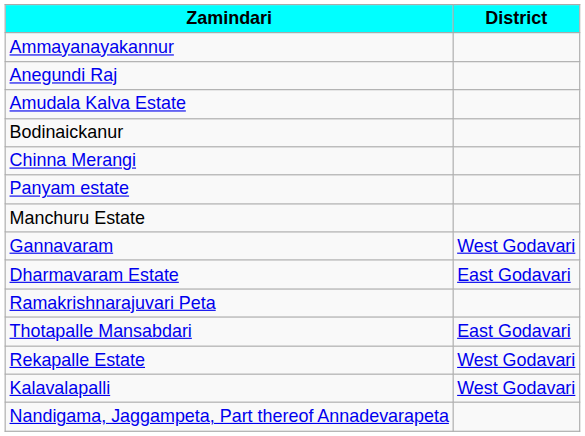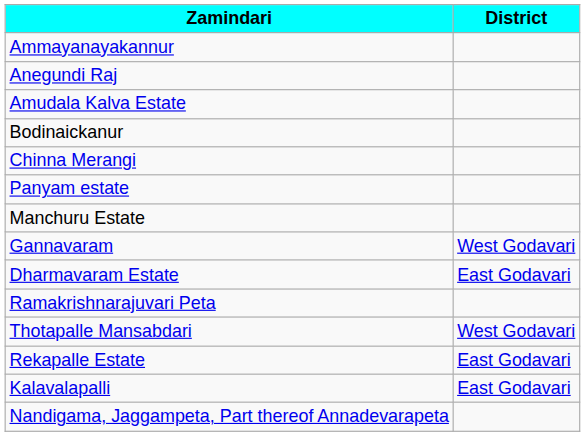(514, 331) East Godavari -> (516, 331) West Godavari
(516, 359) West Godavari -> (514, 359) East Godavari
(516, 388) West Godavari -> (514, 388) East Godavari
